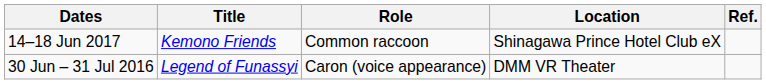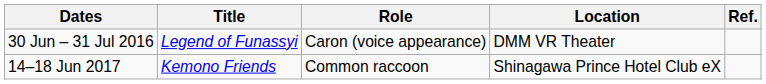rows swapped: (81, 66) <-> (64, 41)
